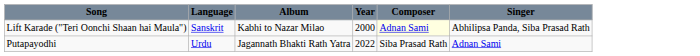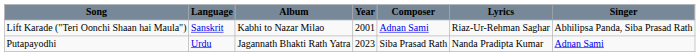+ column: (501, 12)
(365, 28) 2000 -> (365, 28) 2001
(404, 28) lightyellow background -> (404, 28) no background
(365, 43) 2022 -> (365, 43) 2023
